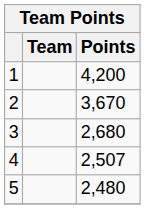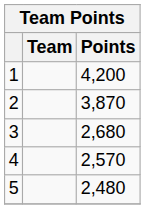(103, 103) 3,670 -> (103, 103) 3,870
(103, 160) 2,507 -> (103, 160) 2,570
